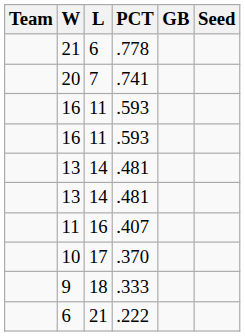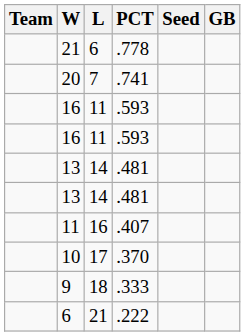columns swapped: (176, 19) <-> (217, 19)
